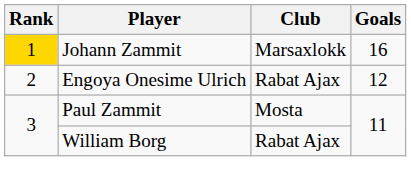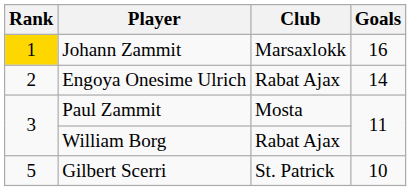(378, 79) 12 -> (378, 79) 14
+ row: (114, 170)
